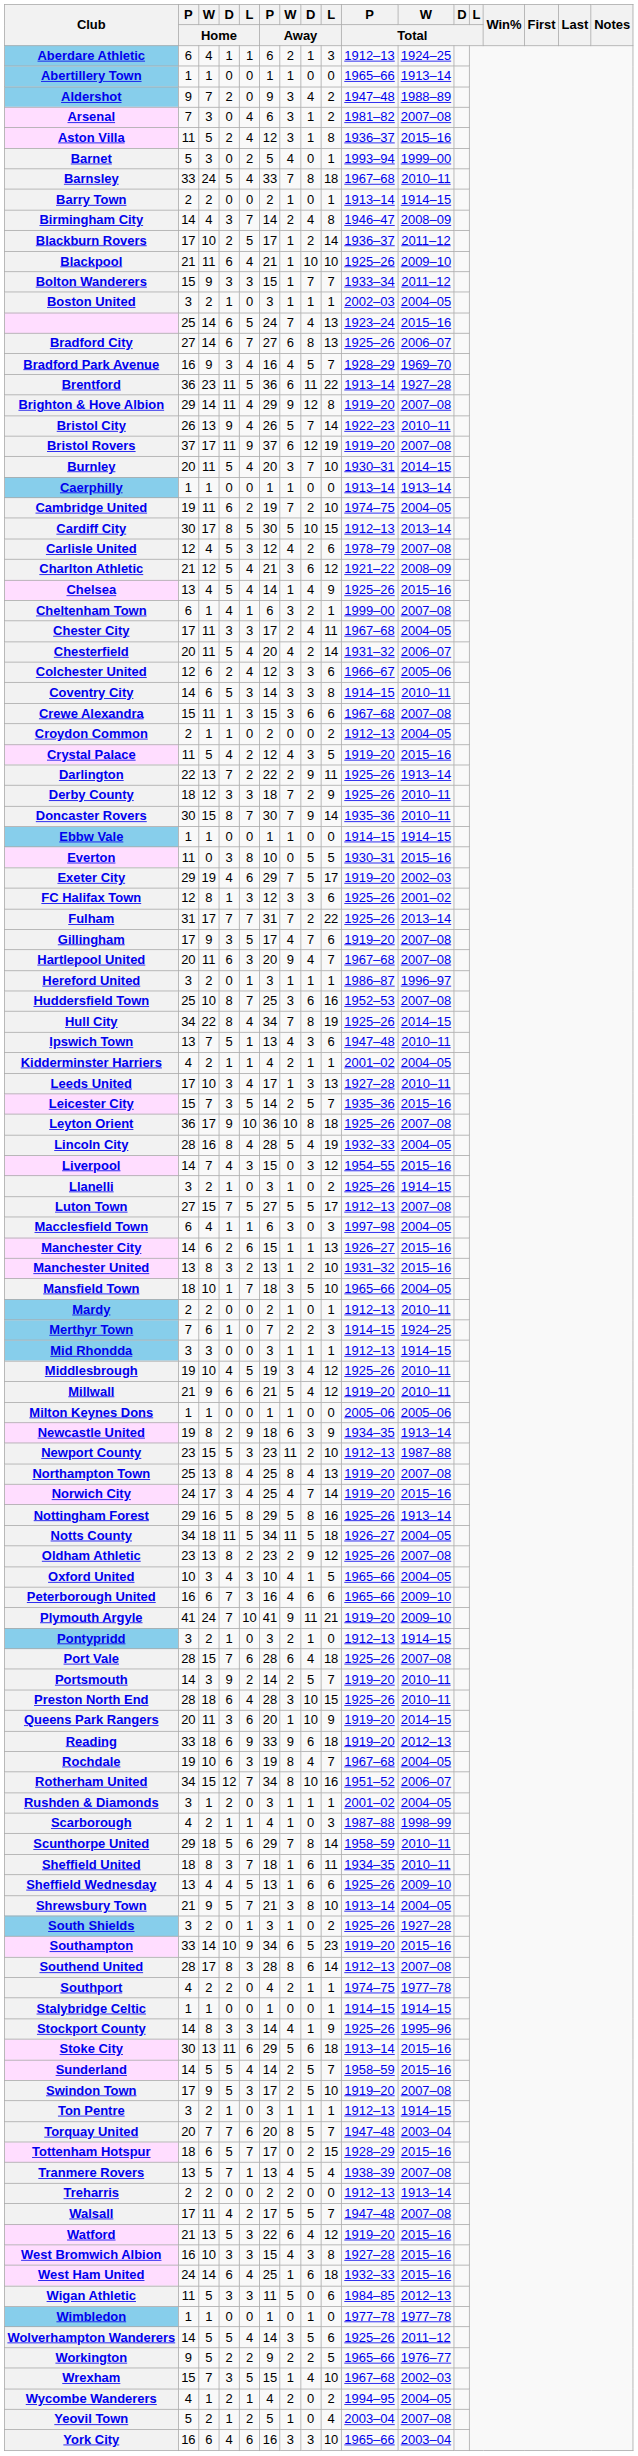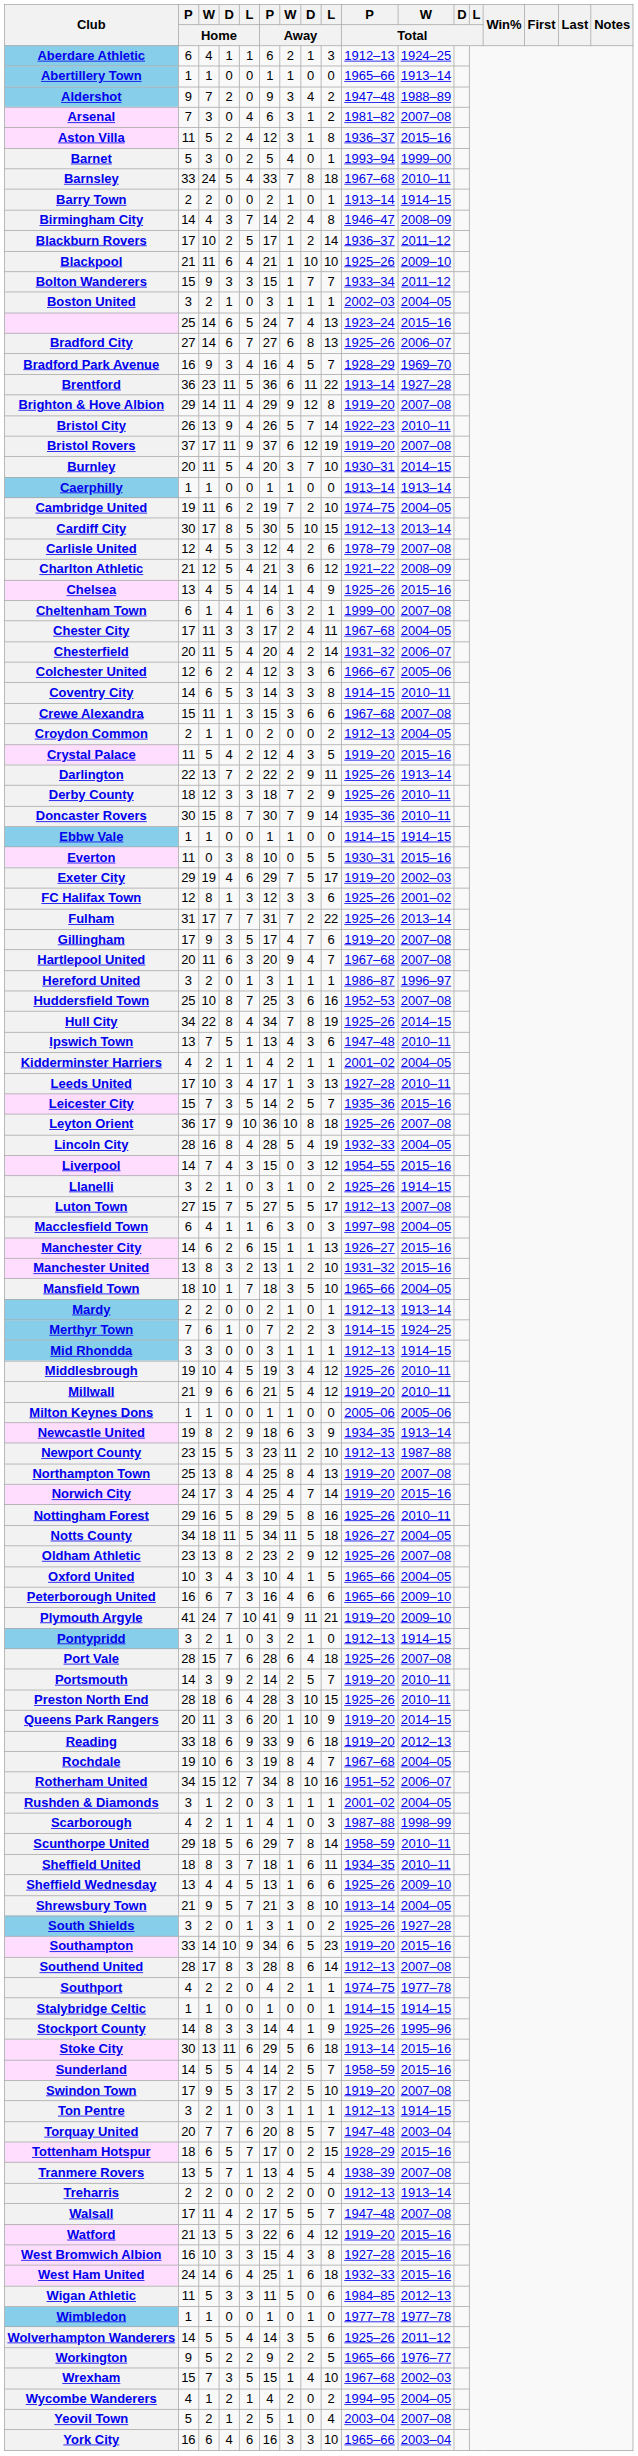(426, 1309) 2010–11 -> (426, 1309) 1913–14
(426, 1515) 1913–14 -> (426, 1515) 2010–11
